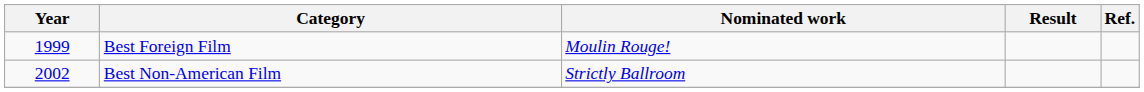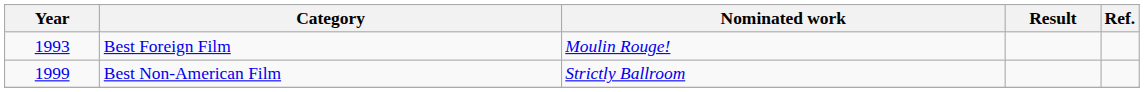(52, 45) 1999 -> (52, 45) 1993
(52, 73) 2002 -> (52, 73) 1999
